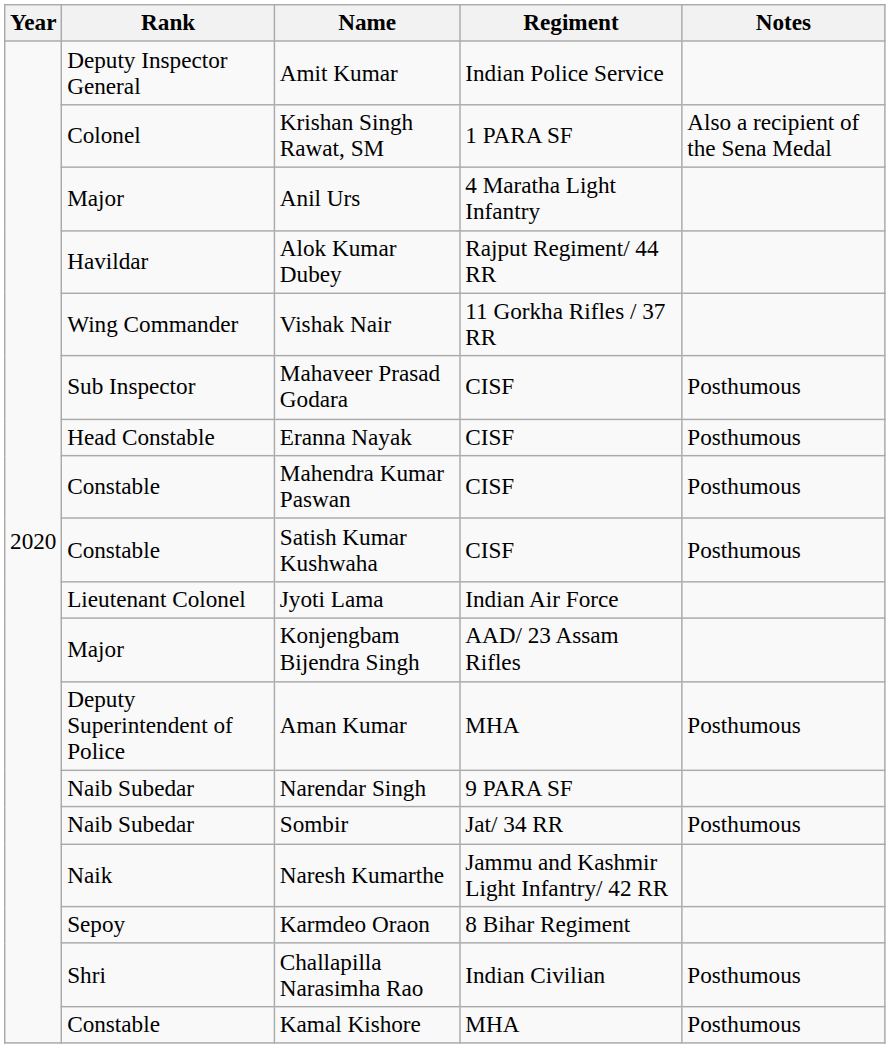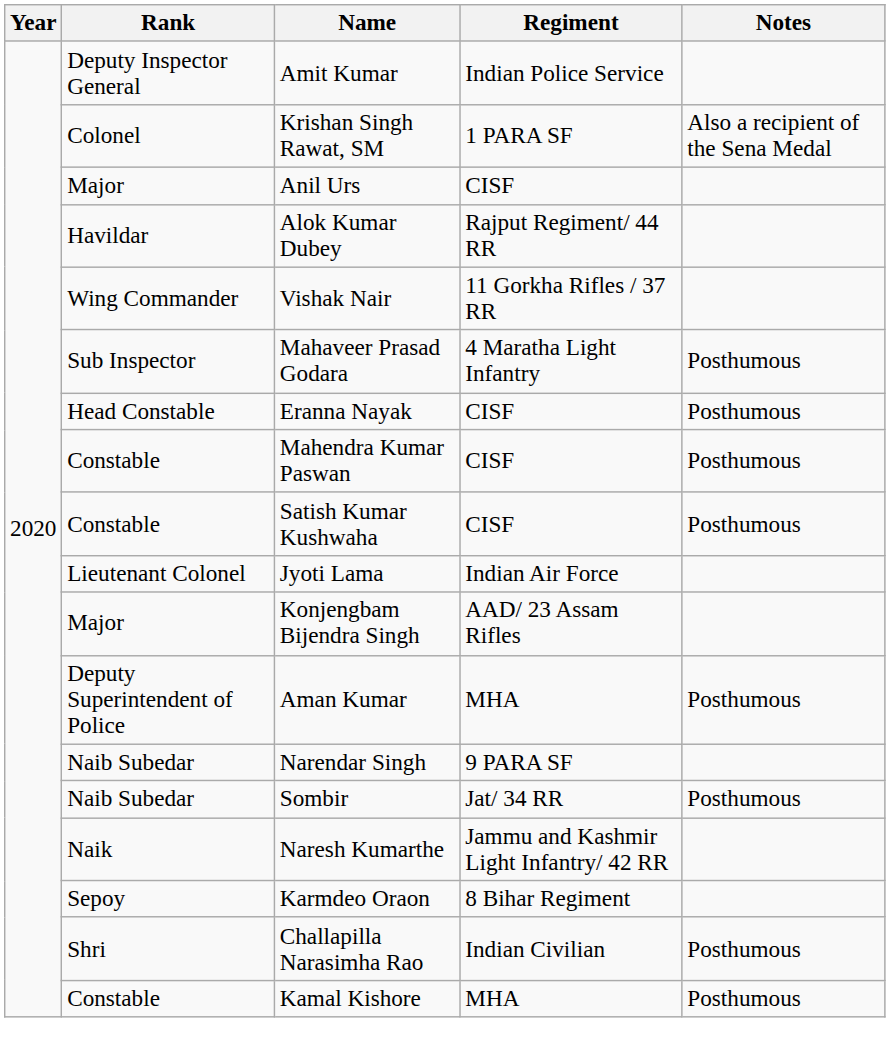(541, 198) 4 Maratha Light Infantry -> (490, 185) CISF
(490, 387) CISF -> (541, 361) 4 Maratha Light Infantry
